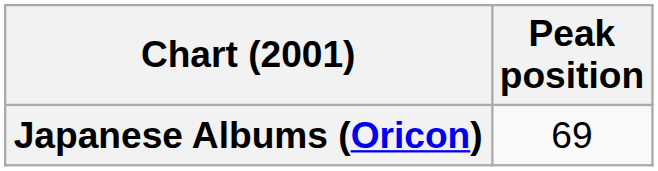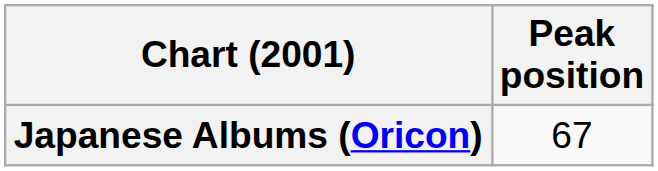(572, 134) 69 -> (572, 134) 67
